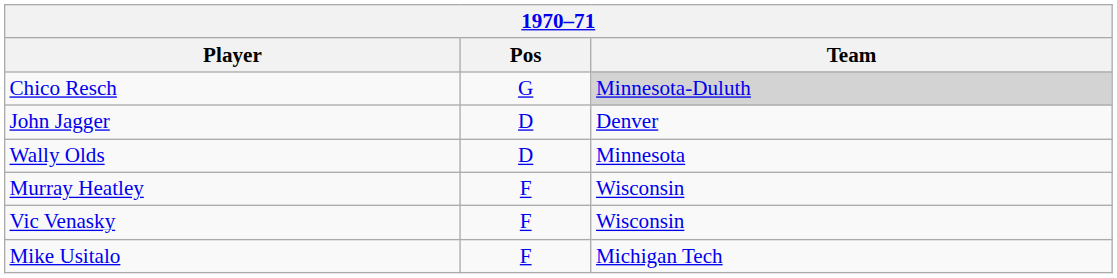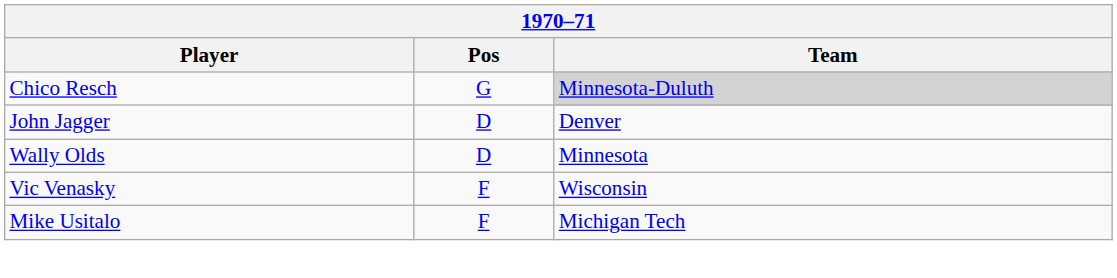- row: (77, 188)
